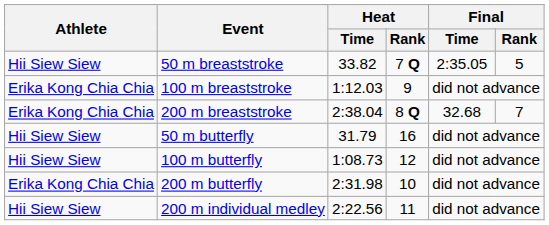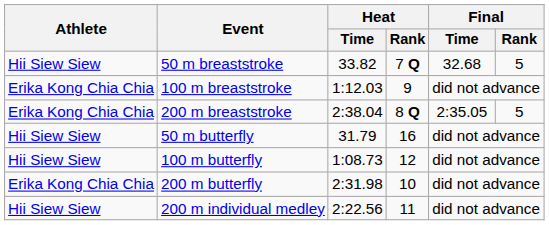(462, 64) 2:35.05 -> (462, 64) 32.68
(462, 112) 32.68 -> (462, 112) 2:35.05
(519, 112) 7 -> (519, 112) 5
